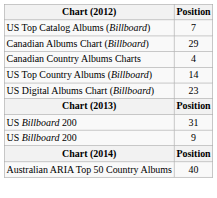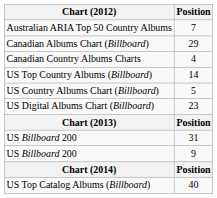(78, 28) US Top Catalog Albums (Billboard) -> (89, 28) Australian ARIA Top 50 Country Albums
+ row: (194, 91)
(89, 169) Australian ARIA Top 50 Country Albums -> (78, 185) US Top Catalog Albums (Billboard)
